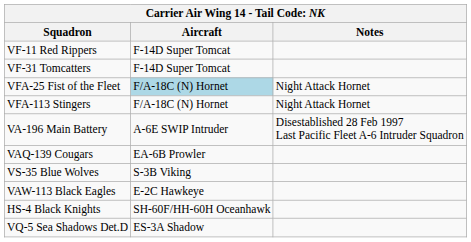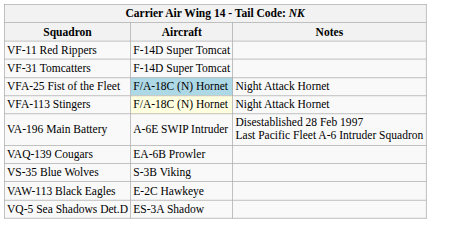(181, 104) no background -> (181, 104) lightyellow background
- row: (54, 209)
